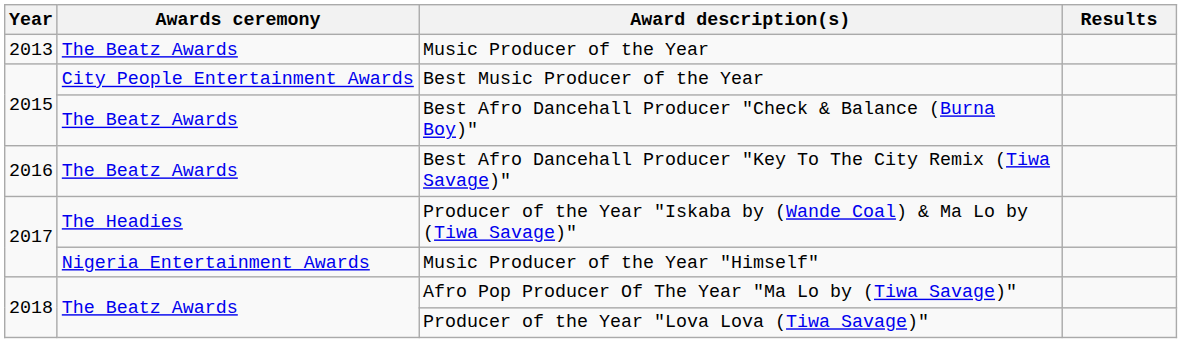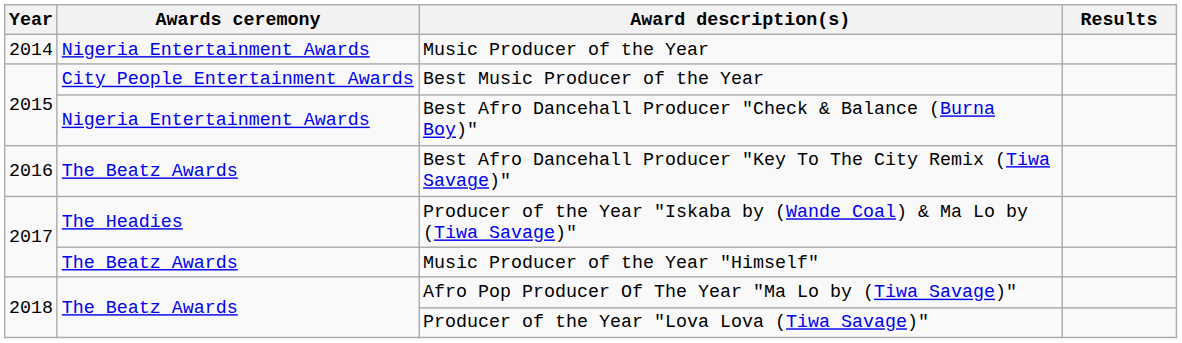(31, 50) 2013 -> (31, 50) 2014
(150, 50) The Beatz Awards -> (216, 50) Nigeria Entertainment Awards
(150, 120) The Beatz Awards -> (216, 120) Nigeria Entertainment Awards
(216, 262) Nigeria Entertainment Awards -> (150, 262) The Beatz Awards
